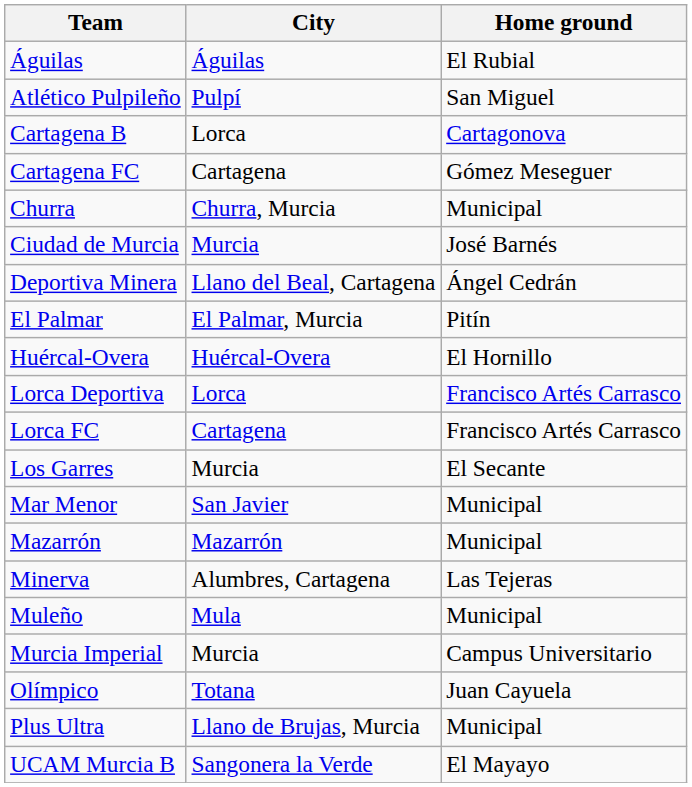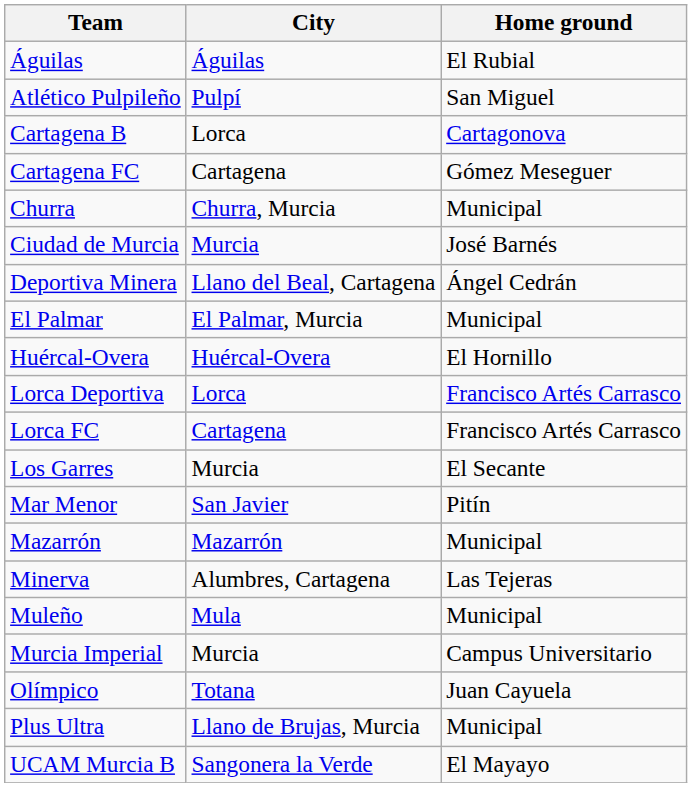(468, 319) Pitín -> (494, 319) Municipal
(494, 504) Municipal -> (468, 504) Pitín
